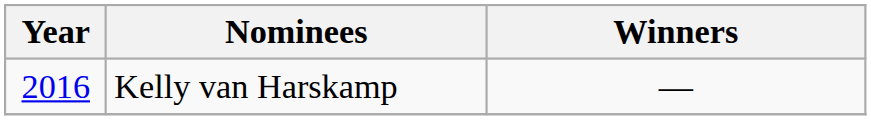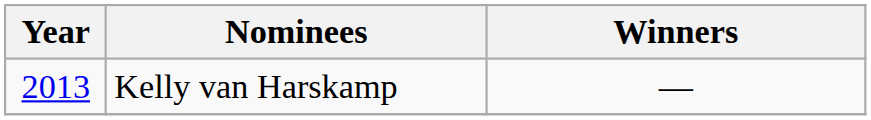(56, 85) 2016 -> (56, 85) 2013
